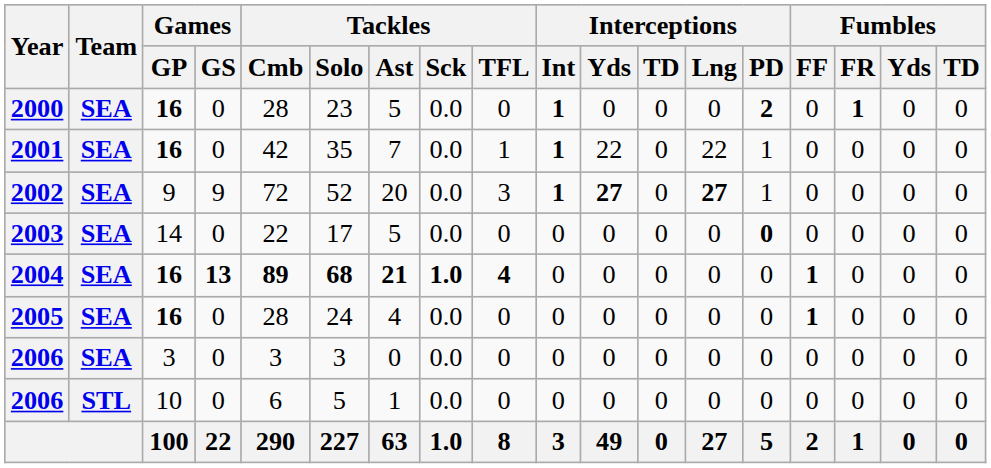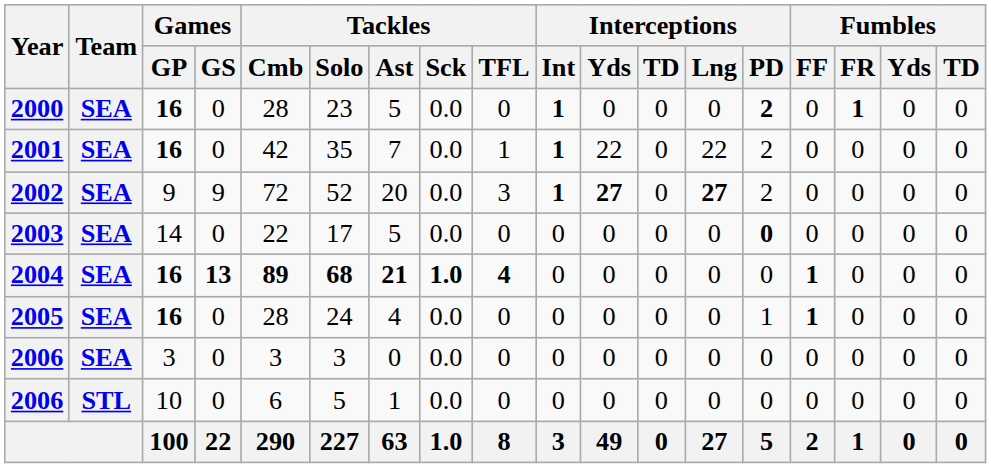(766, 150) 1 -> (766, 150) 2
(766, 191) 1 -> (766, 191) 2
(766, 316) 0 -> (766, 316) 1
